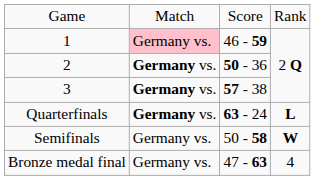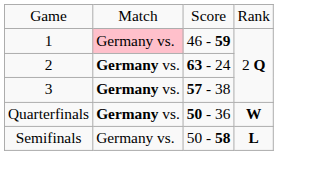(245, 65) 50 - 36 -> (209, 65) 63 - 24
(245, 114) 63 - 24 -> (209, 114) 50 - 36
(290, 114) L -> (254, 114) W
(290, 138) W -> (254, 138) L
- row: (67, 162)
